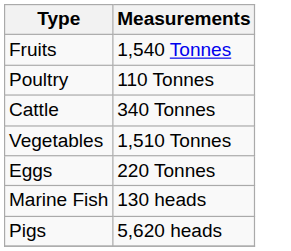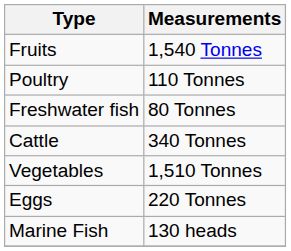+ row: (74, 110)
- row: (28, 230)
